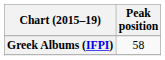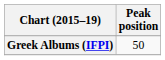(138, 45) 58 -> (138, 45) 50
